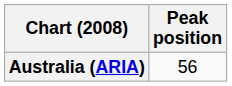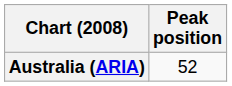(188, 66) 56 -> (188, 66) 52
